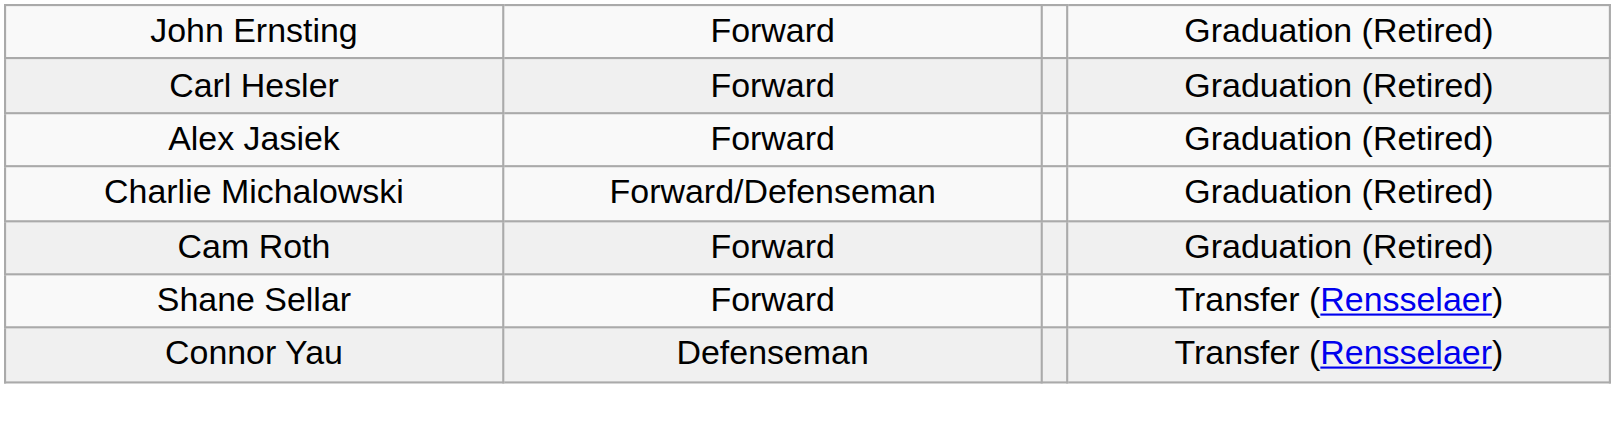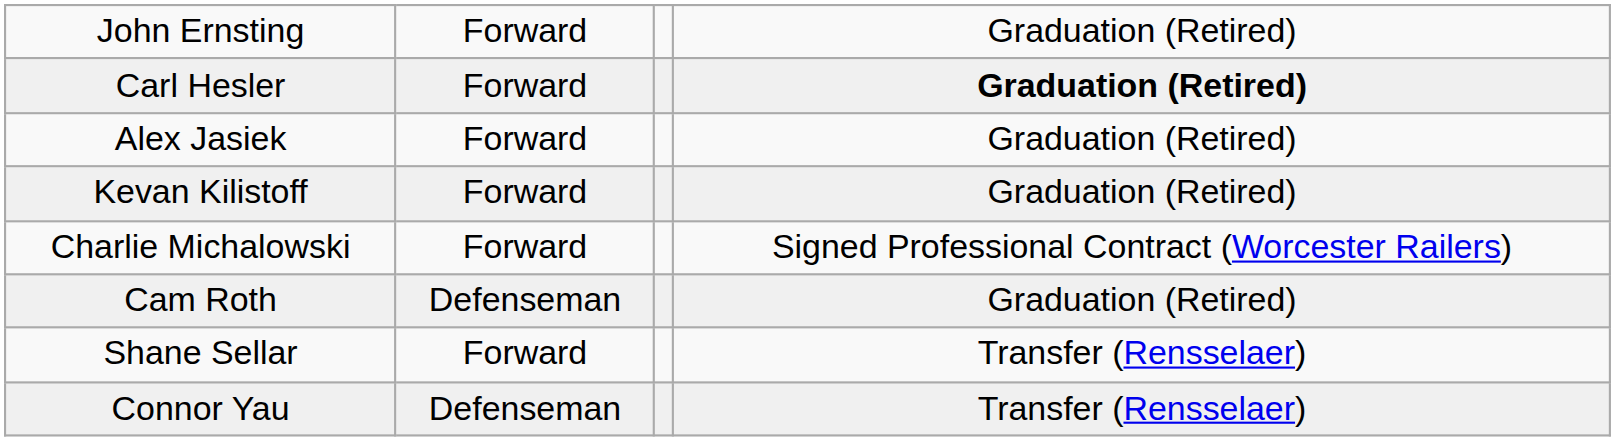(1339, 85) normal -> (1142, 85) bold
+ row: (201, 192)
(773, 192) Forward/Defenseman -> (525, 246) Forward
(1339, 192) Graduation (Retired) -> (1142, 246) Signed Professional Contract (Worcester Railers)
(773, 246) Forward -> (525, 300) Defenseman
